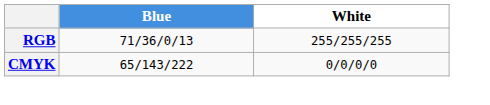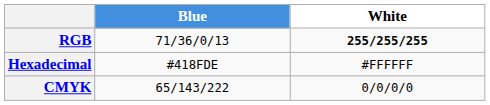(351, 41) normal -> (387, 40) bold
+ row: (50, 64)
